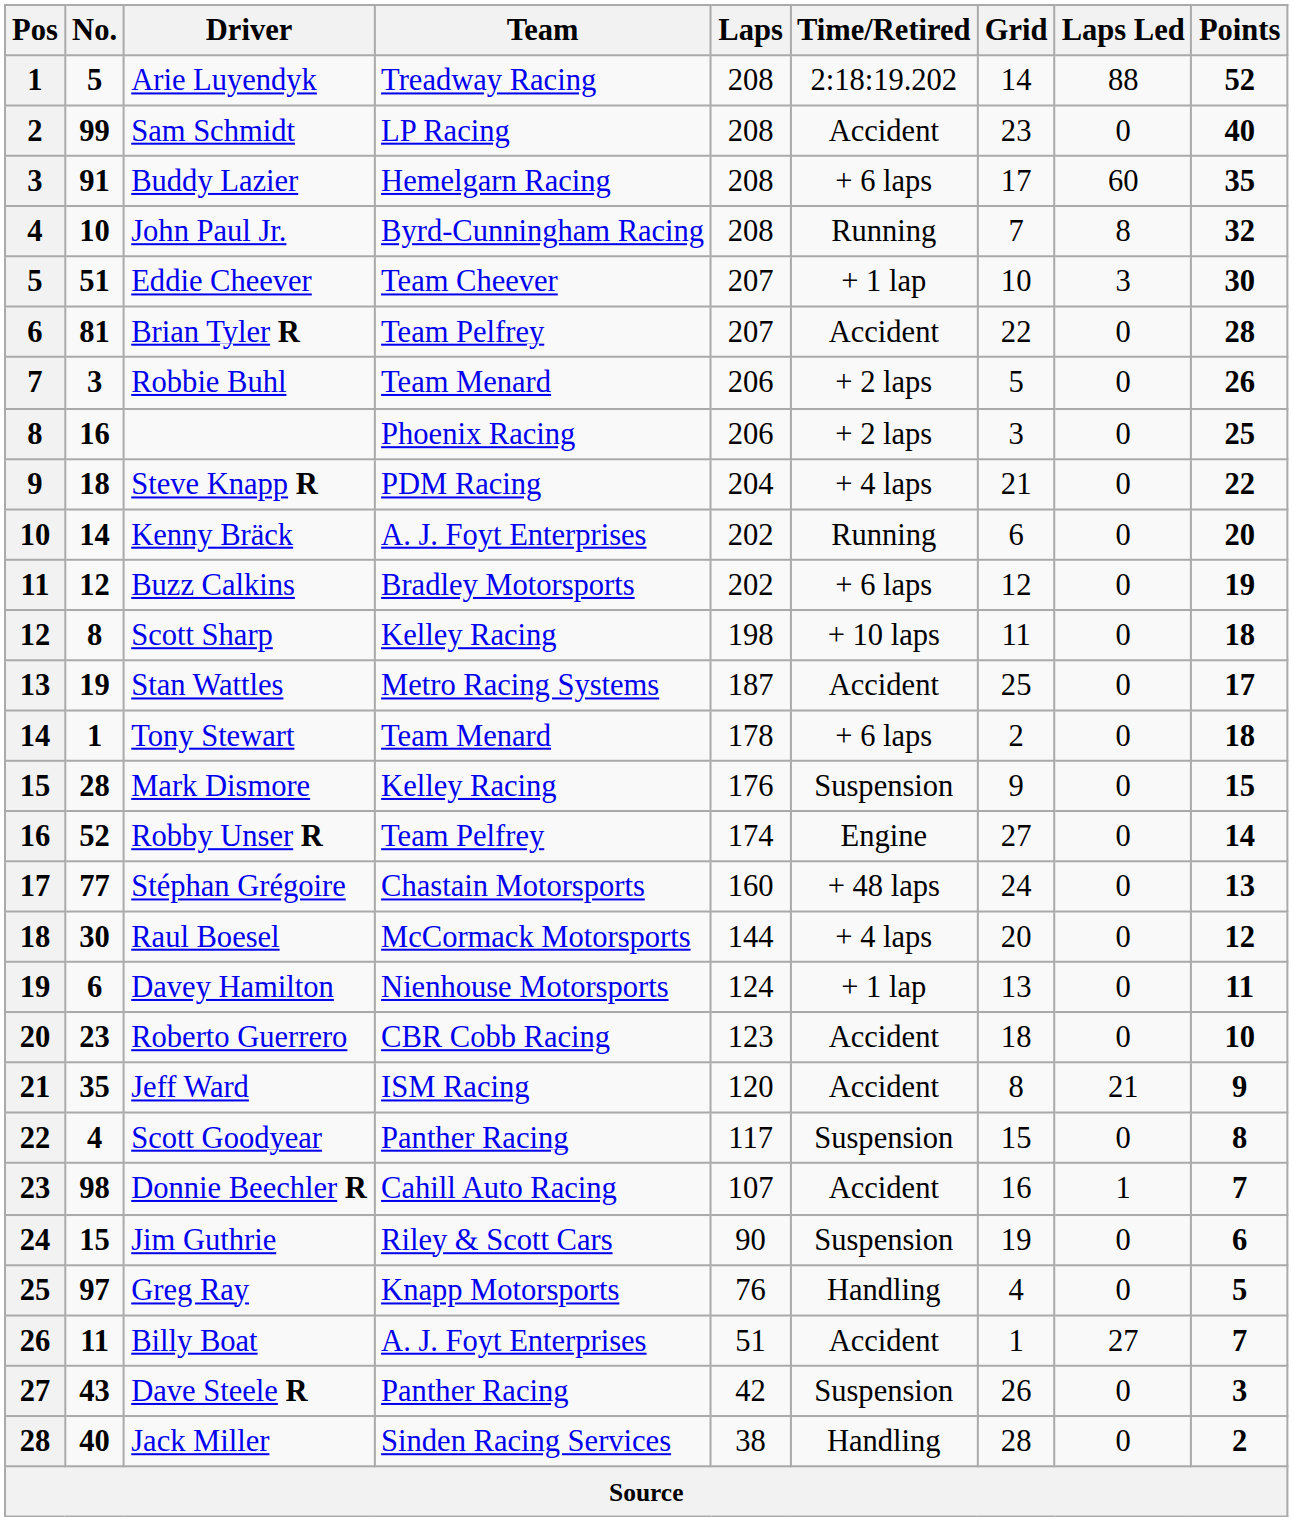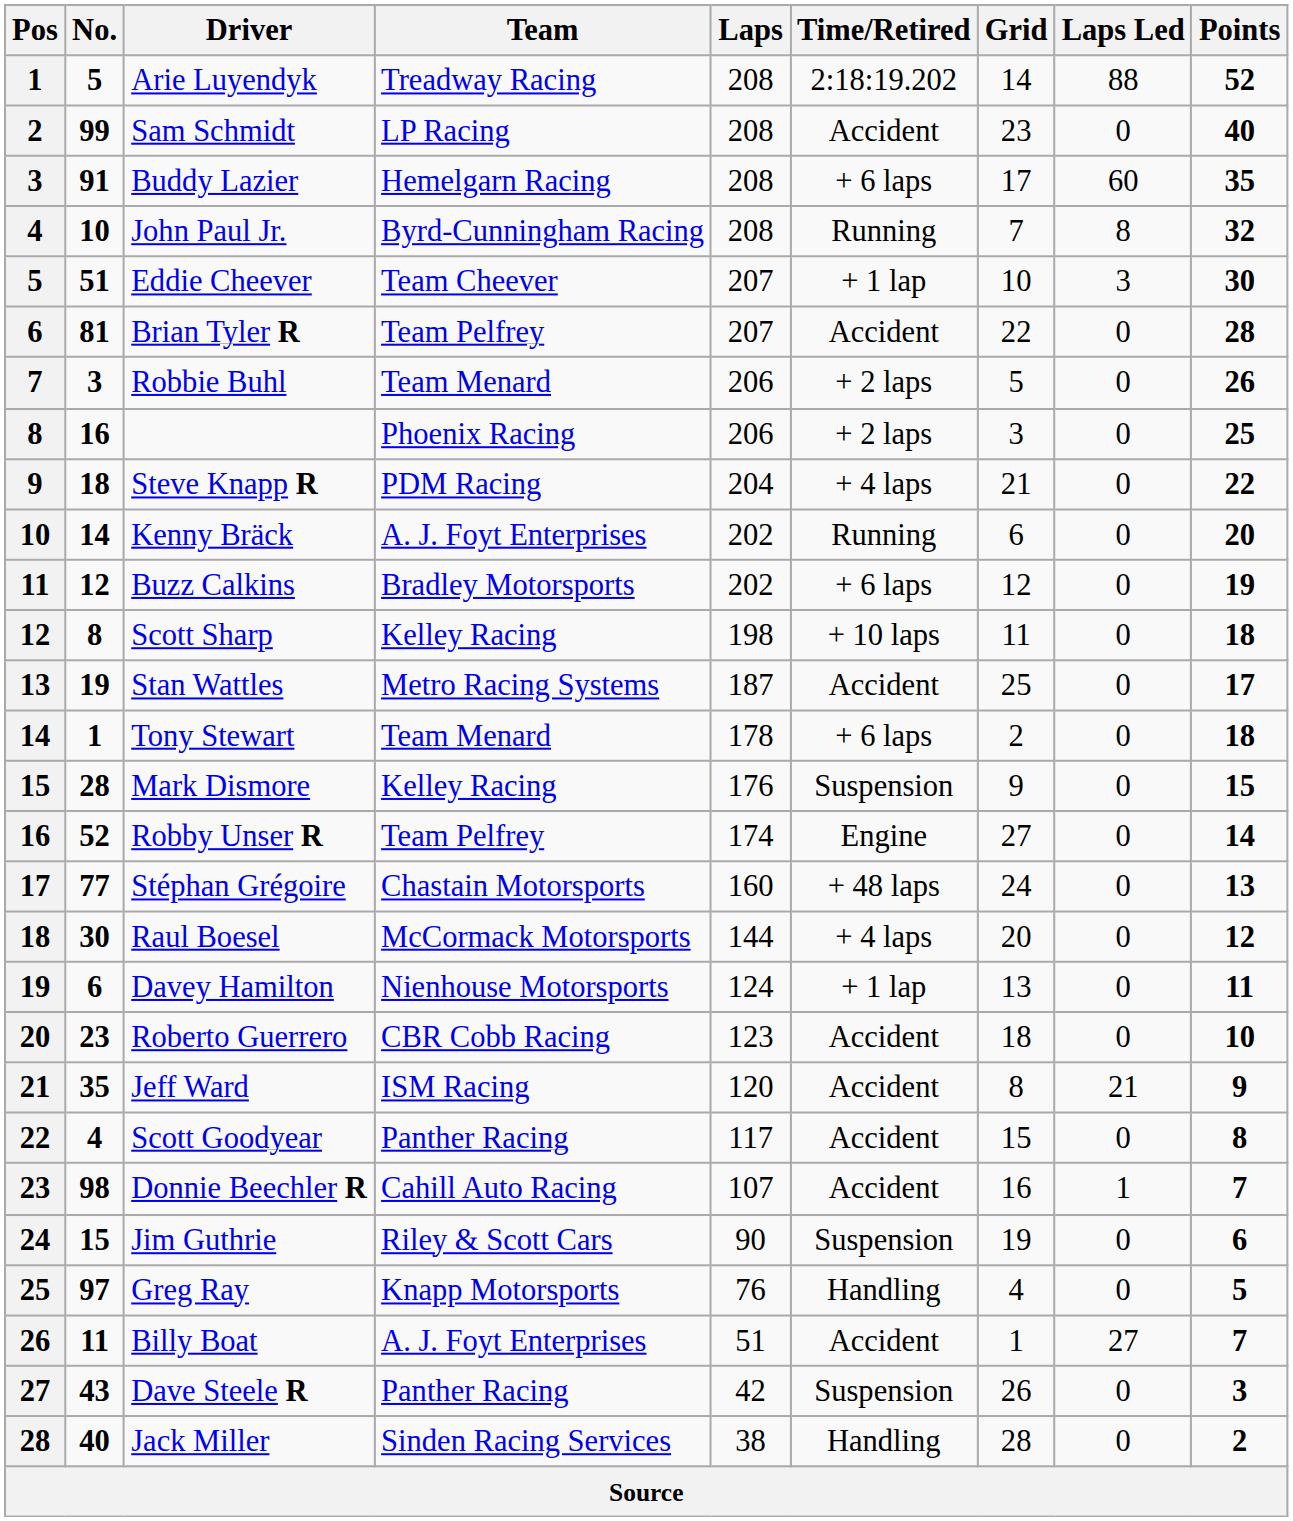(884, 1138) Suspension -> (884, 1138) Accident
